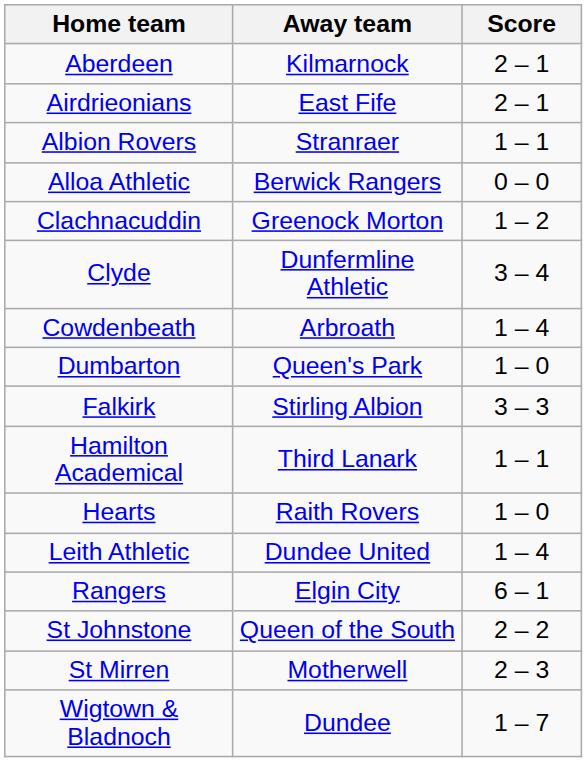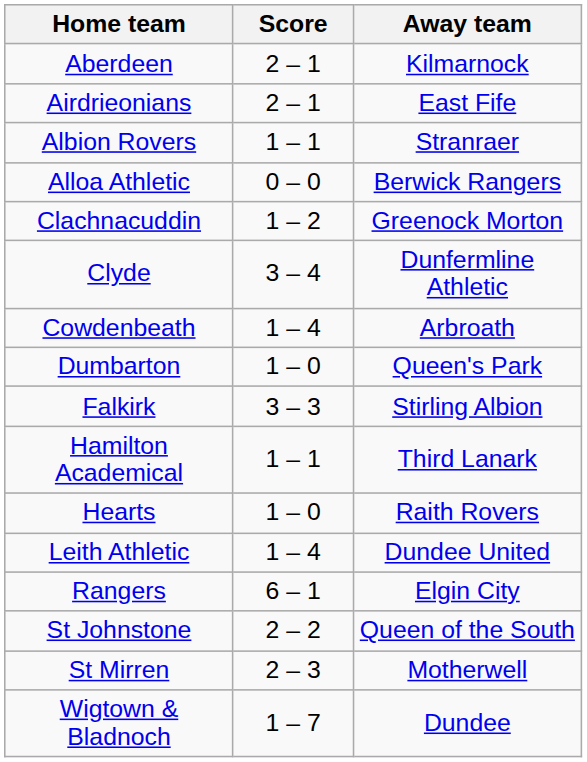columns swapped: (522, 24) <-> (347, 24)
